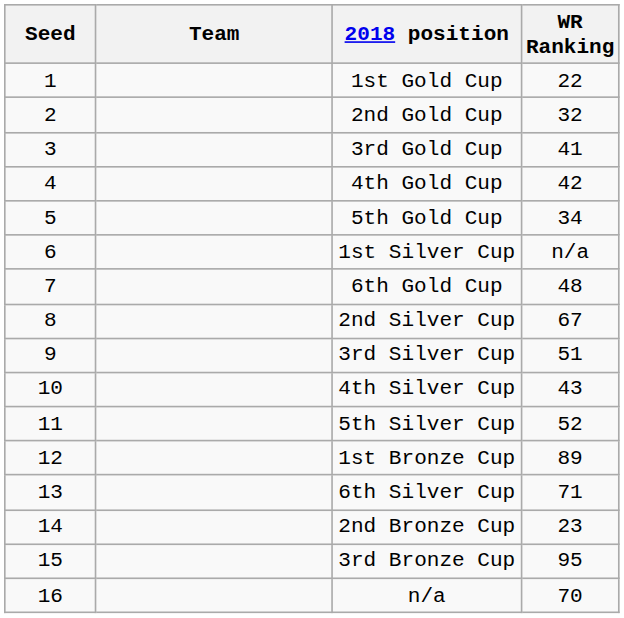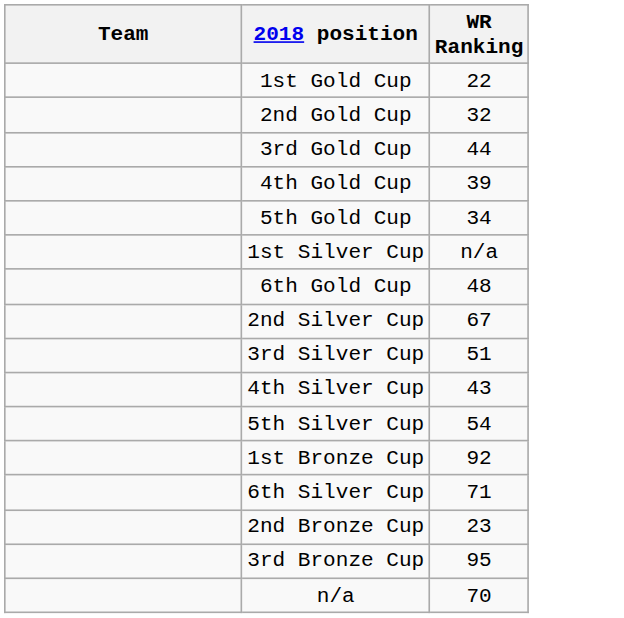- column: (50, 34)
(570, 149) 41 -> (479, 149) 44
(570, 184) 42 -> (479, 184) 39
(570, 424) 52 -> (479, 424) 54
(570, 458) 89 -> (479, 458) 92
